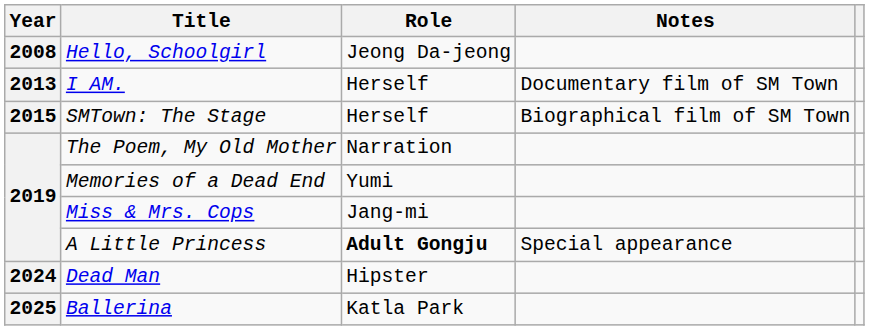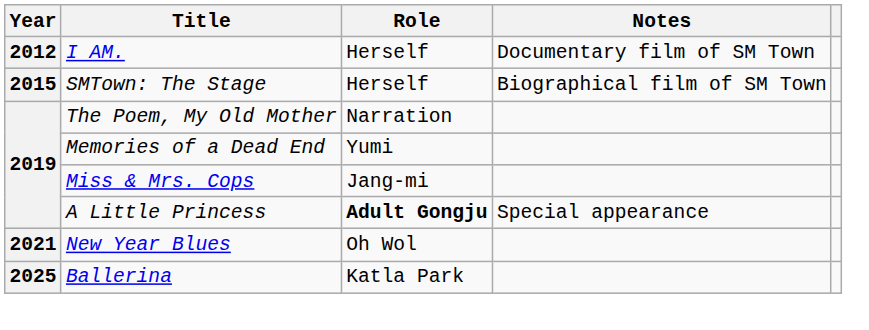- row: (166, 53)
(33, 85) 2013 -> (33, 53) 2012
+ row: (148, 245)
- row: (113, 277)
